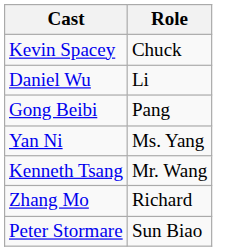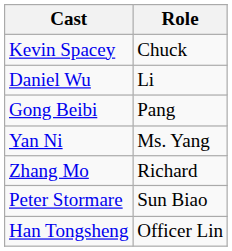- row: (66, 170)
+ row: (69, 230)
